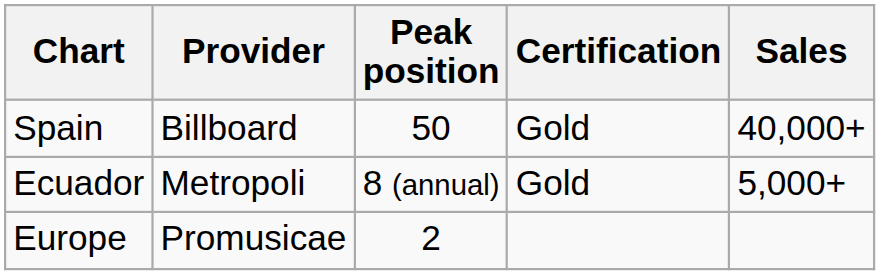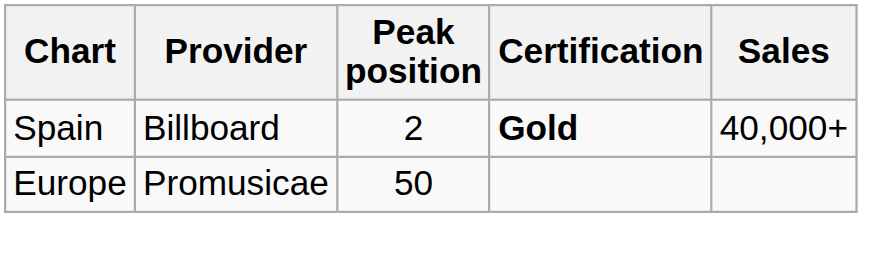(431, 127) 50 -> (413, 127) 2
(553, 127) normal -> (538, 127) bold
- row: (79, 183)
(431, 239) 2 -> (413, 183) 50
